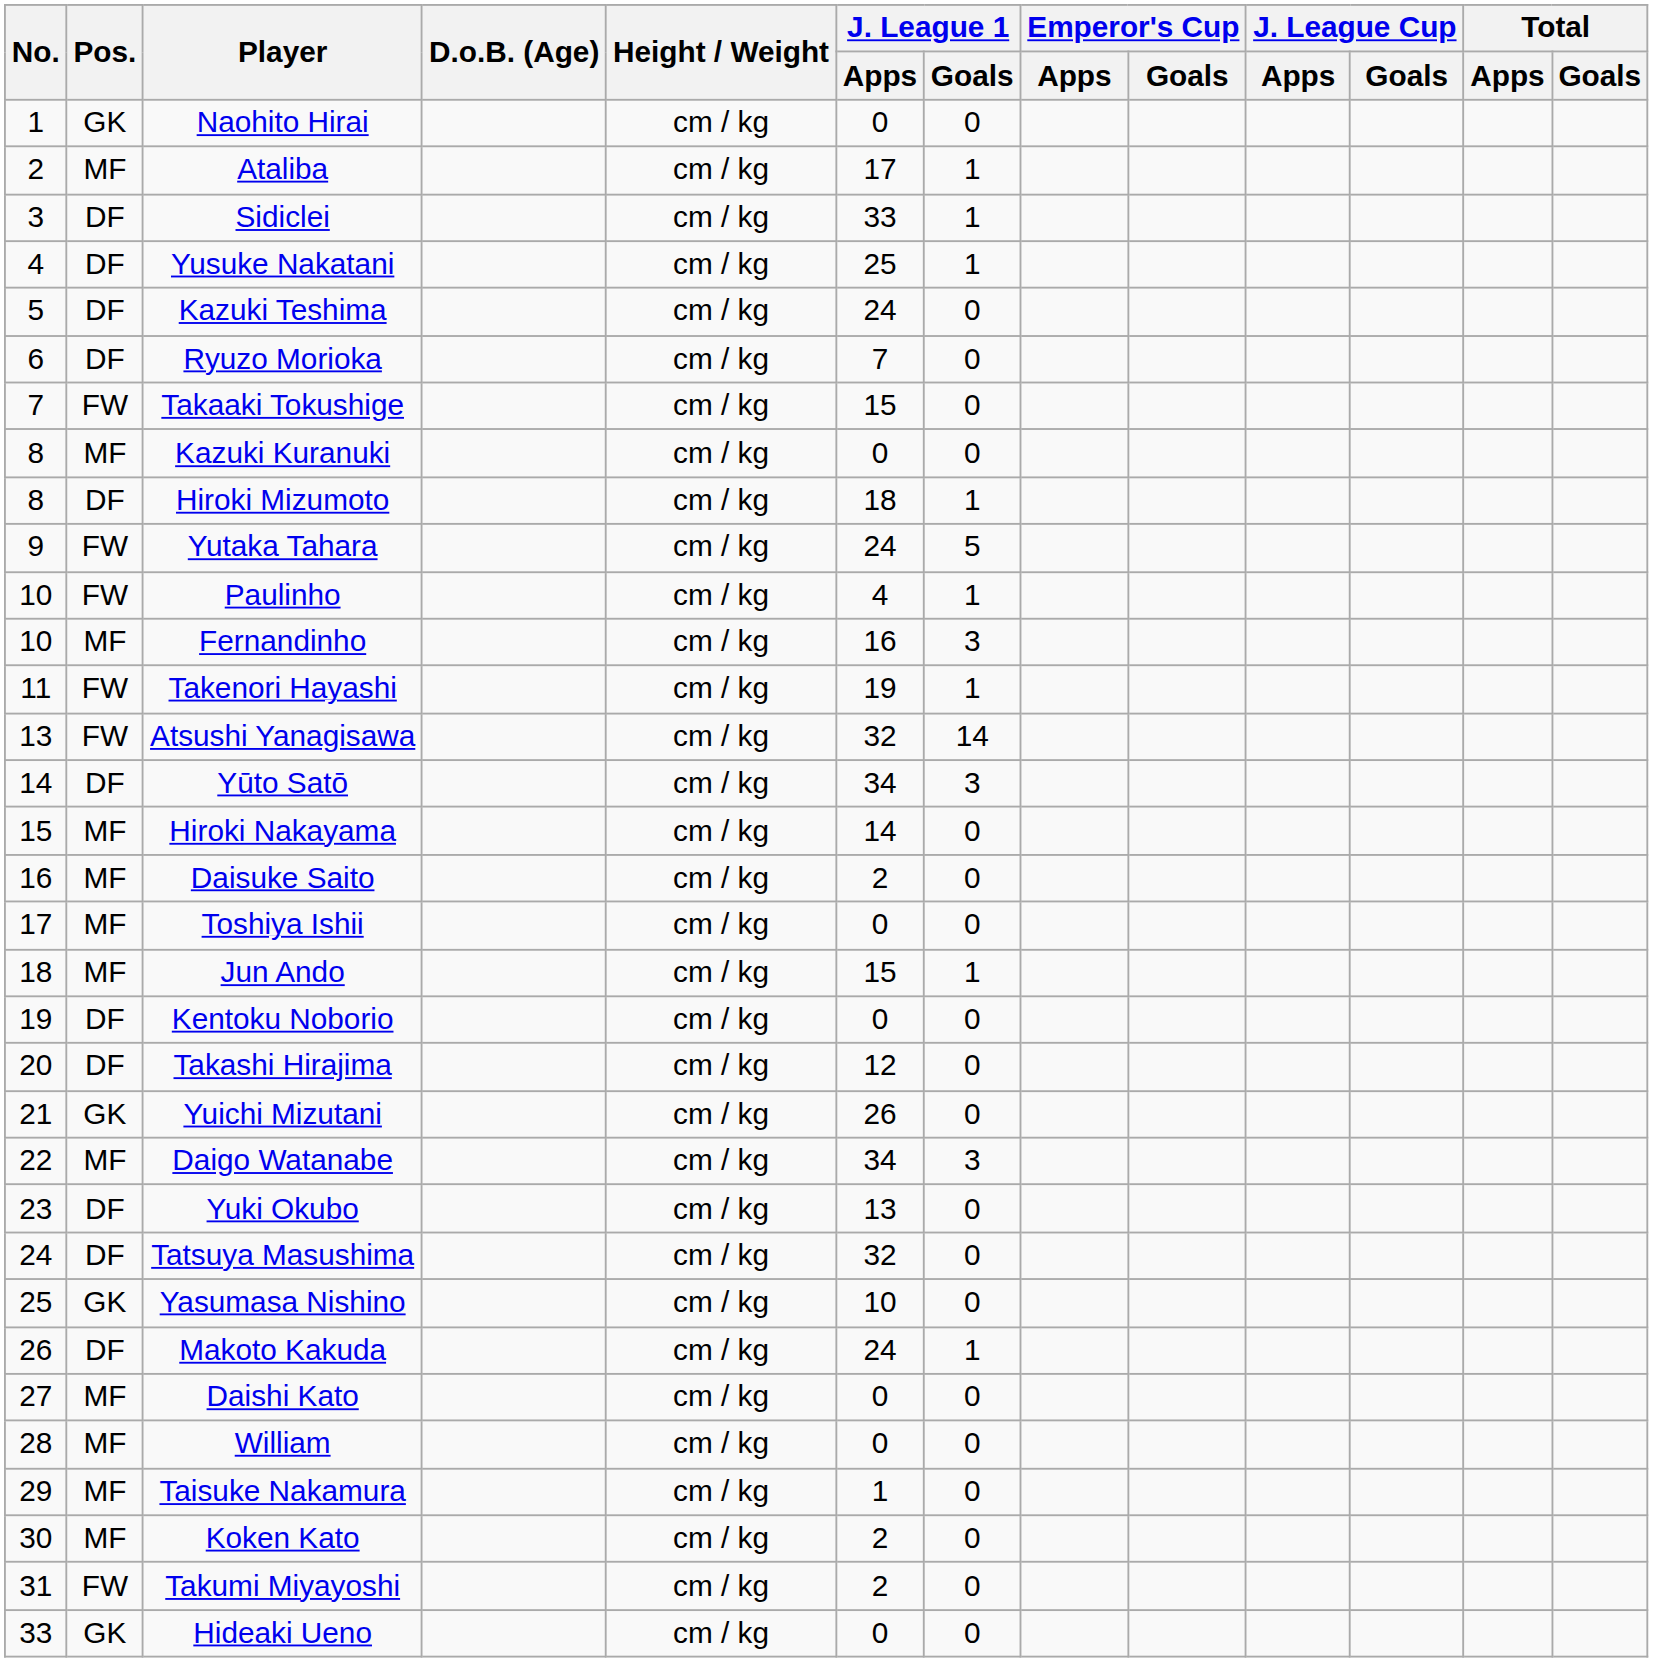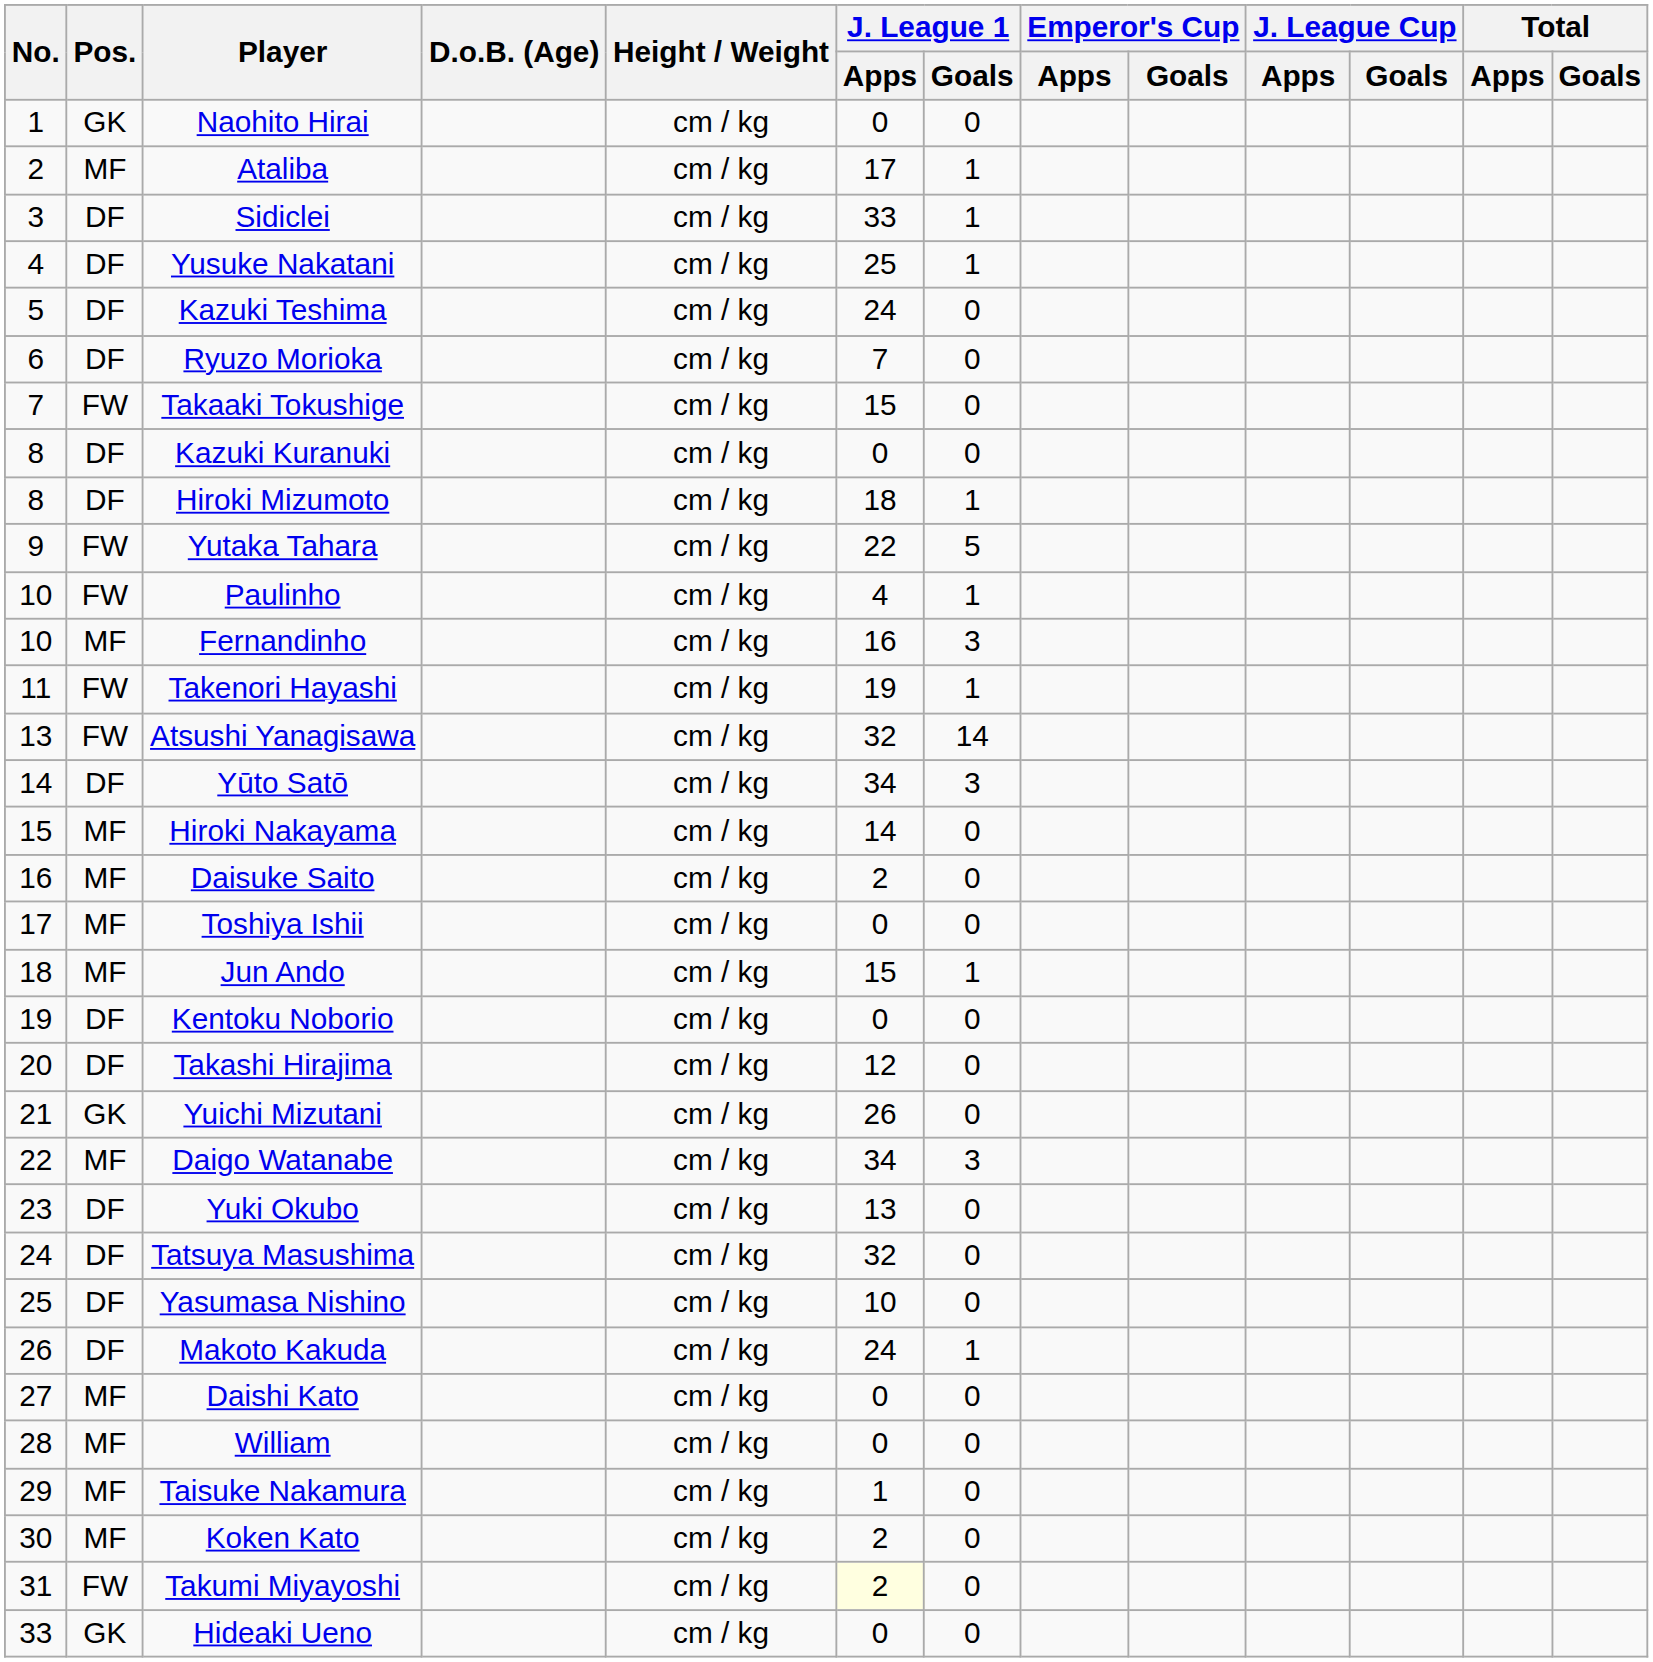(105, 452) MF -> (105, 452) DF
(880, 547) 24 -> (880, 547) 22
(105, 1302) GK -> (105, 1302) DF
(880, 1585) no background -> (880, 1585) lightyellow background
